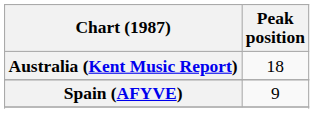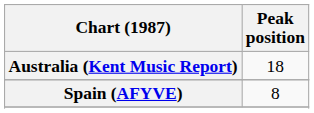(275, 93) 9 -> (275, 93) 8
